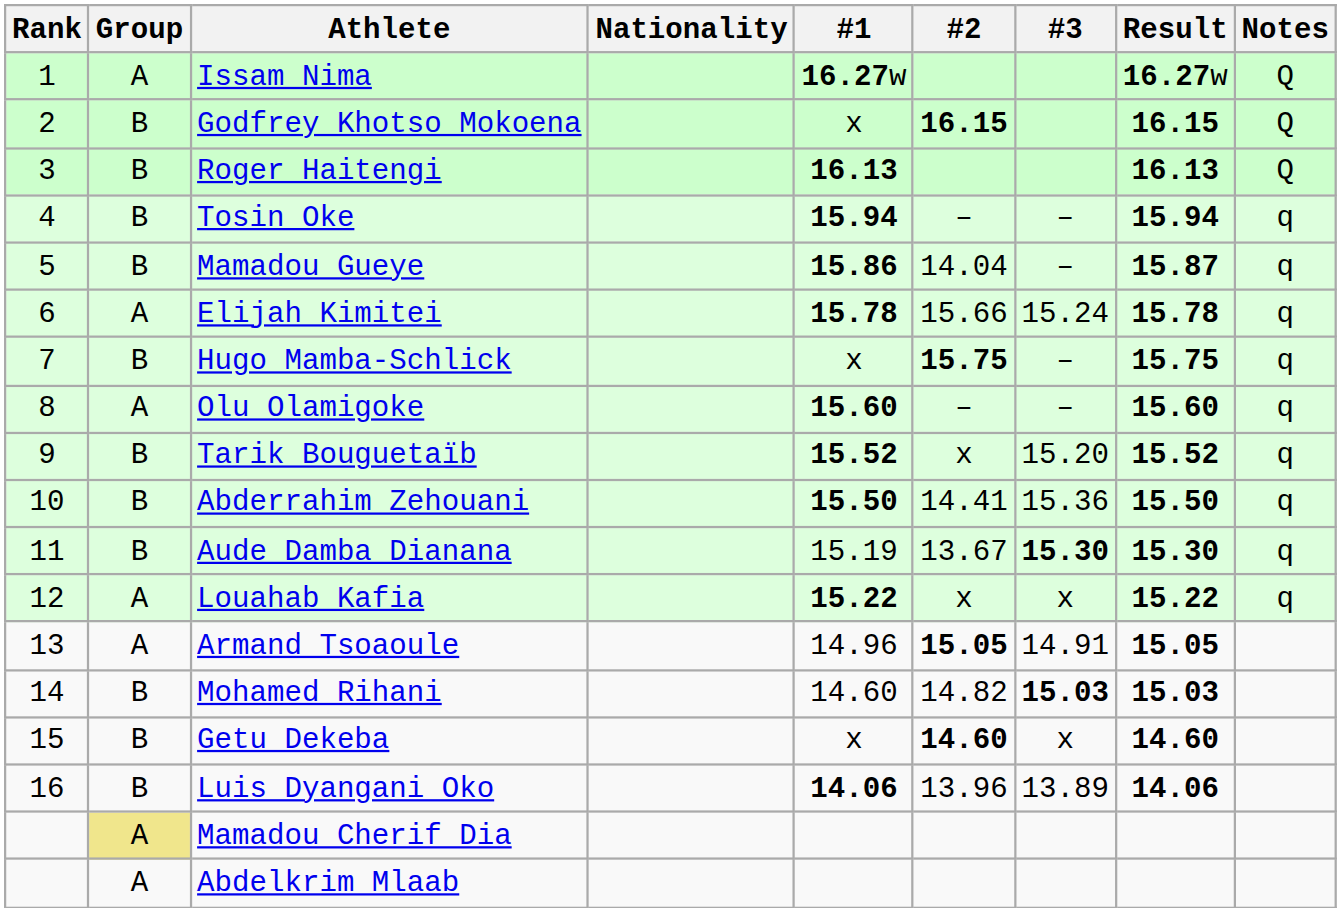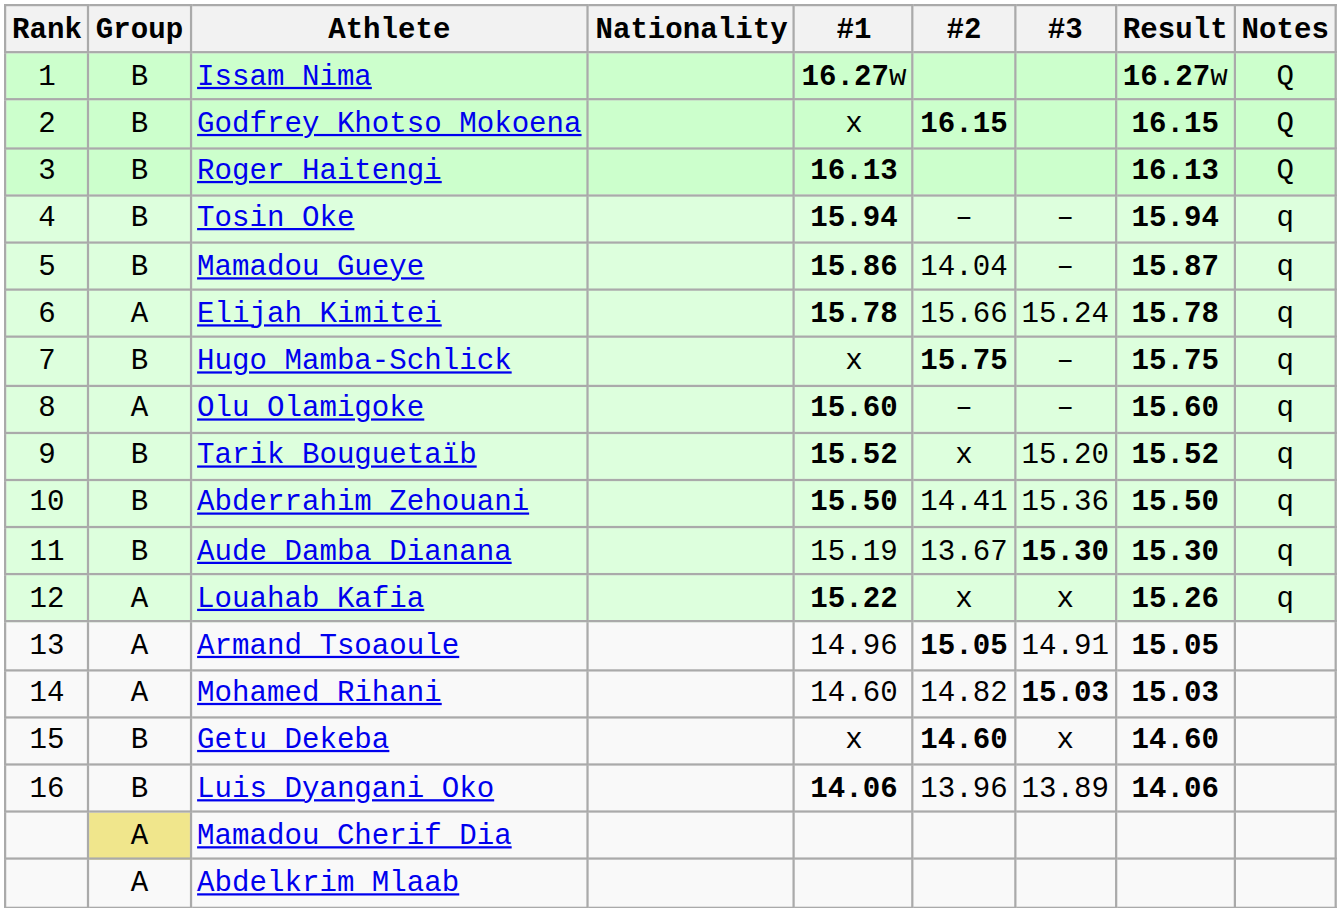(140, 76) A -> (140, 76) B
(1175, 598) 15.22 -> (1175, 598) 15.26
(140, 693) B -> (140, 693) A
